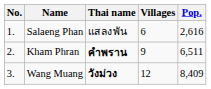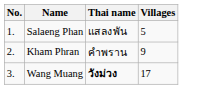- column: (192, 12)
(143, 31) 6 -> (143, 31) 5
(107, 52) bold -> (107, 52) normal
(146, 73) 12 -> (146, 73) 17
